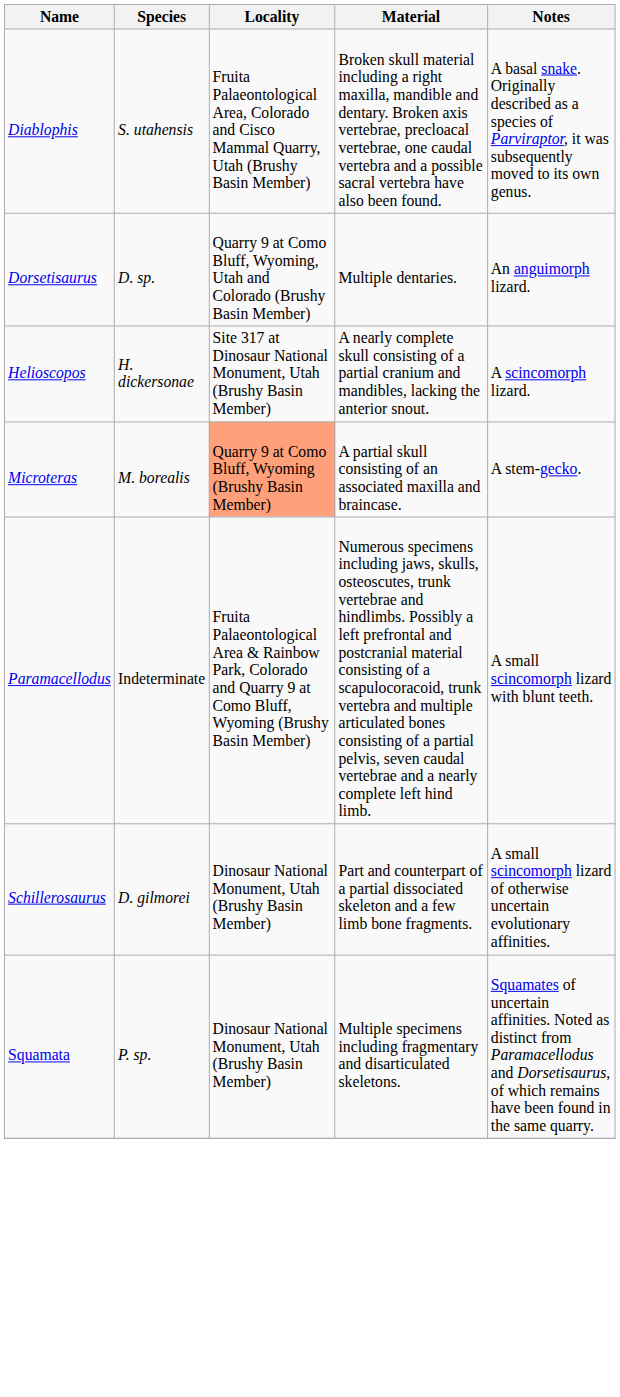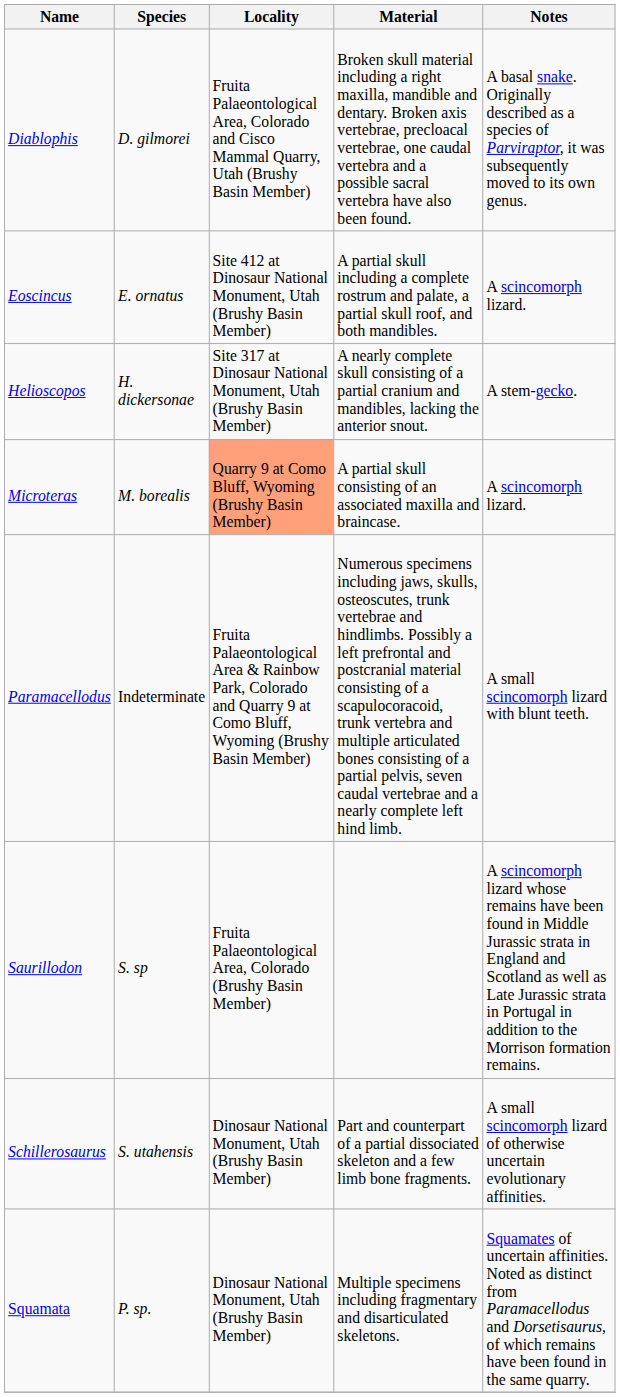(156, 130) S. utahensis -> (154, 138) D. gilmorei
- row: (53, 278)
+ row: (40, 295)
(538, 382) A scincomorph lizard. -> (532, 391) A stem-gecko.
(536, 469) A stem-gecko. -> (534, 495) A scincomorph lizard.
+ row: (45, 968)
(154, 898) D. gilmorei -> (156, 1152) S. utahensis
